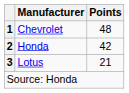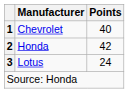(105, 29) 48 -> (105, 29) 40
(105, 63) 21 -> (105, 63) 24
